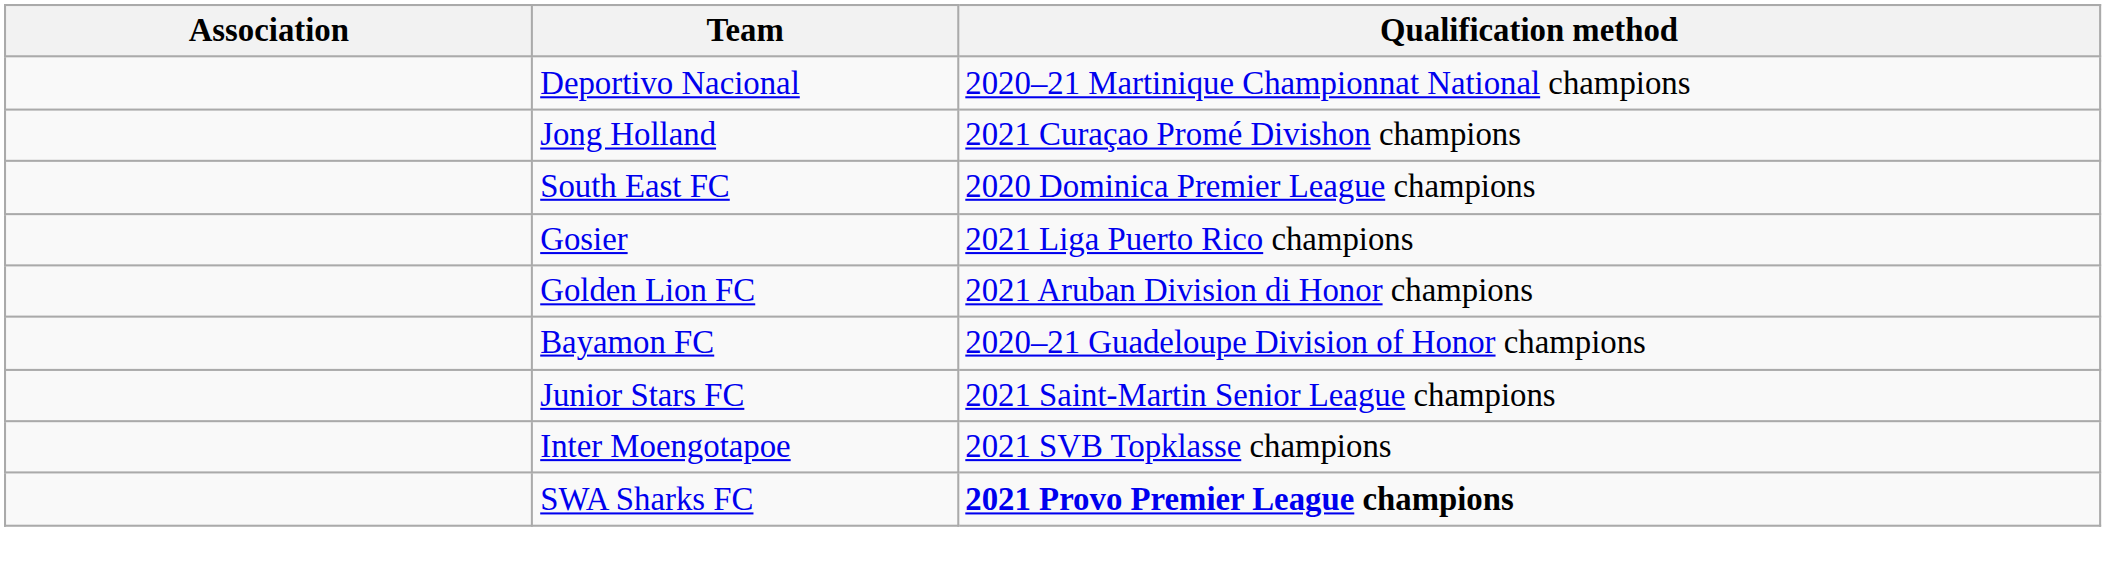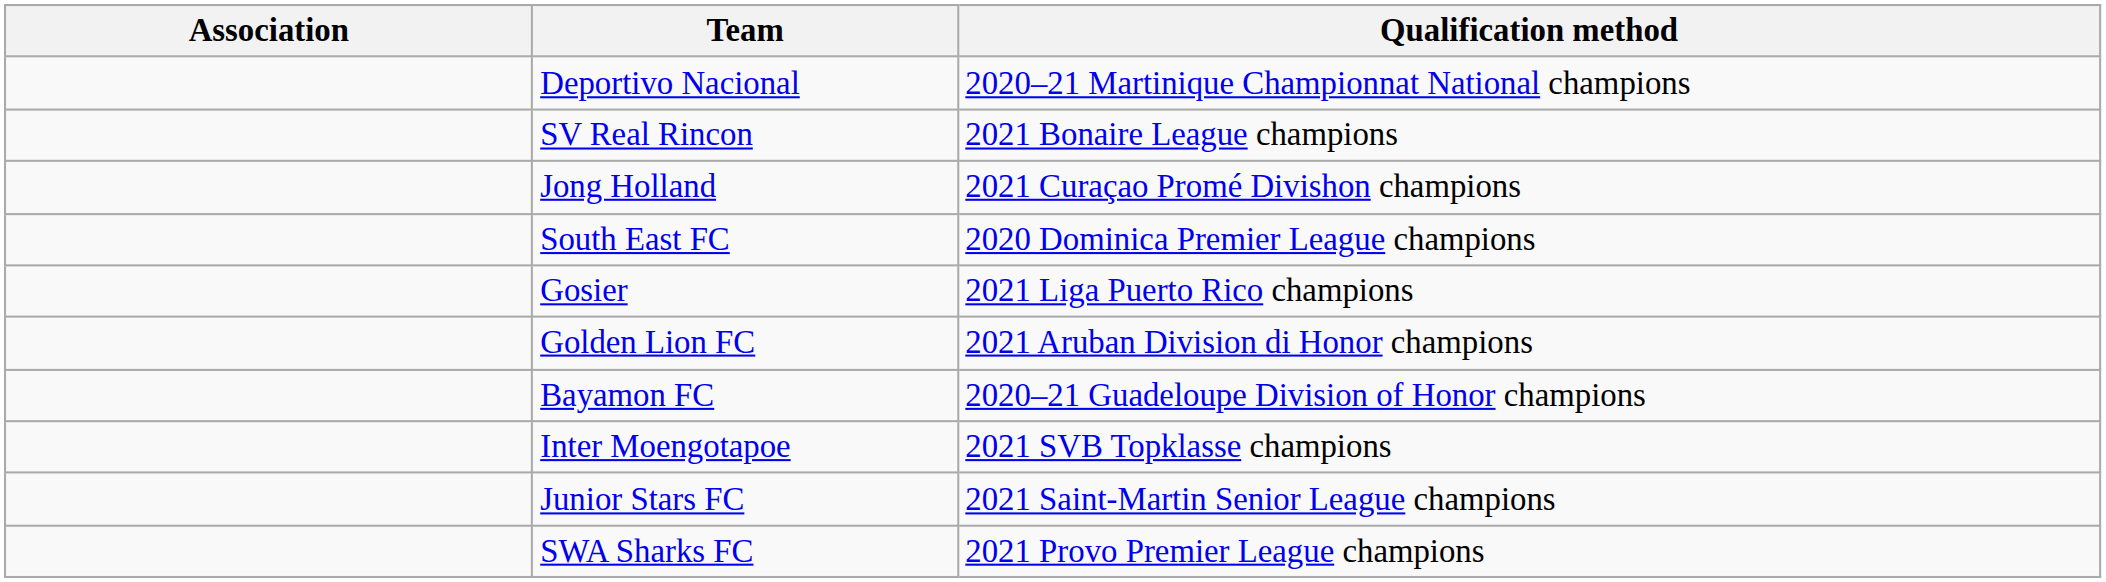+ row: (646, 134)
rows swapped: (642, 394) <-> (665, 446)
(1240, 498) bold -> (1225, 550) normal
